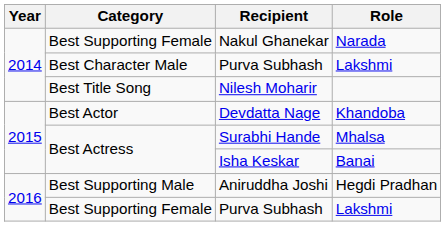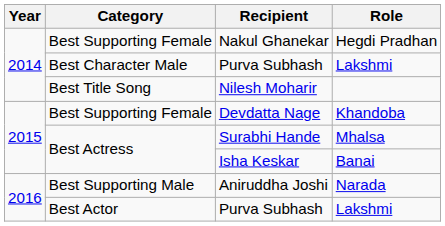(361, 40) Narada -> (386, 40) Hegdi Pradhan
(83, 112) Best Actor -> (130, 112) Best Supporting Female
(386, 185) Hegdi Pradhan -> (361, 185) Narada
(130, 209) Best Supporting Female -> (83, 209) Best Actor
